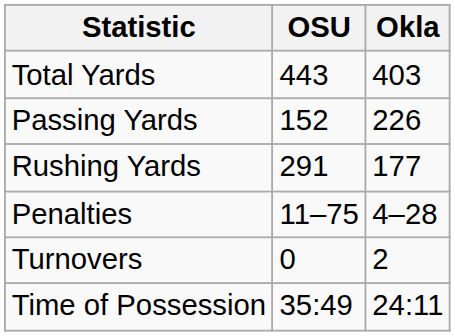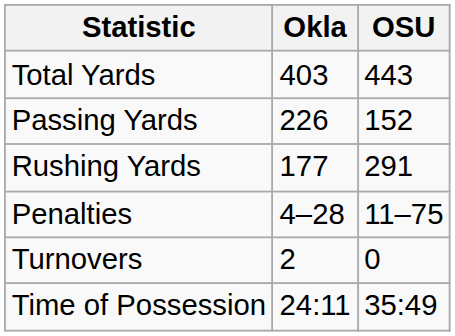columns swapped: (319, 27) <-> (408, 27)
